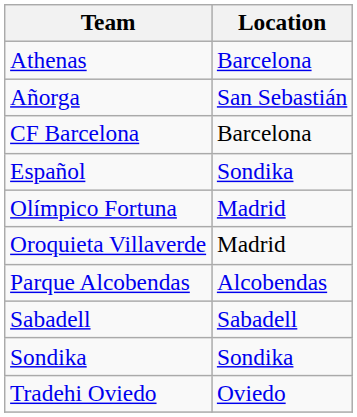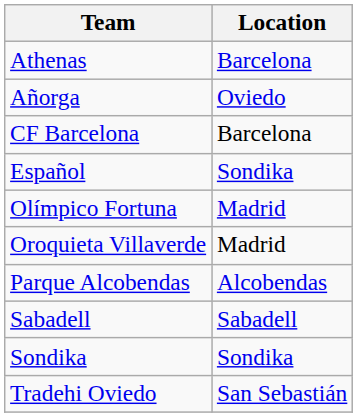(282, 97) San Sebastián -> (251, 97) Oviedo
(251, 393) Oviedo -> (282, 393) San Sebastián
